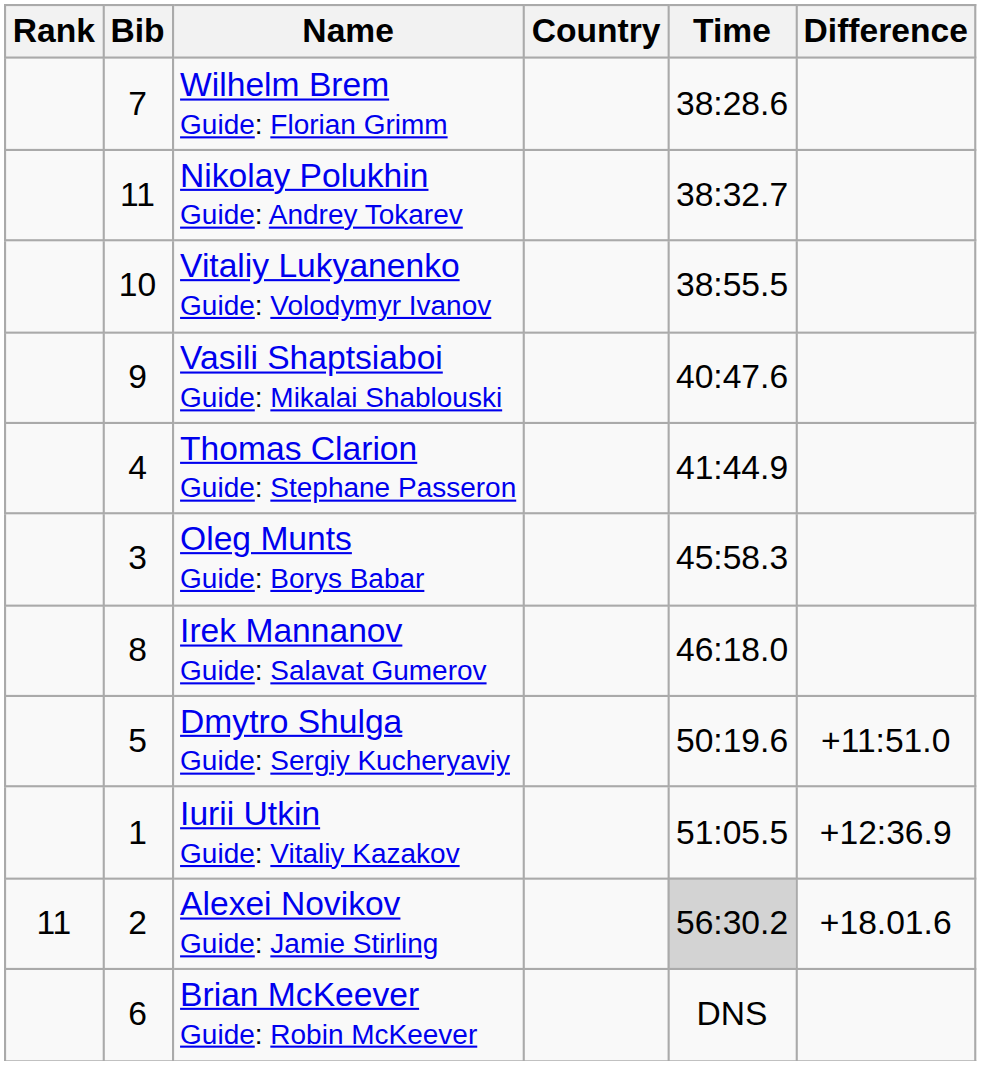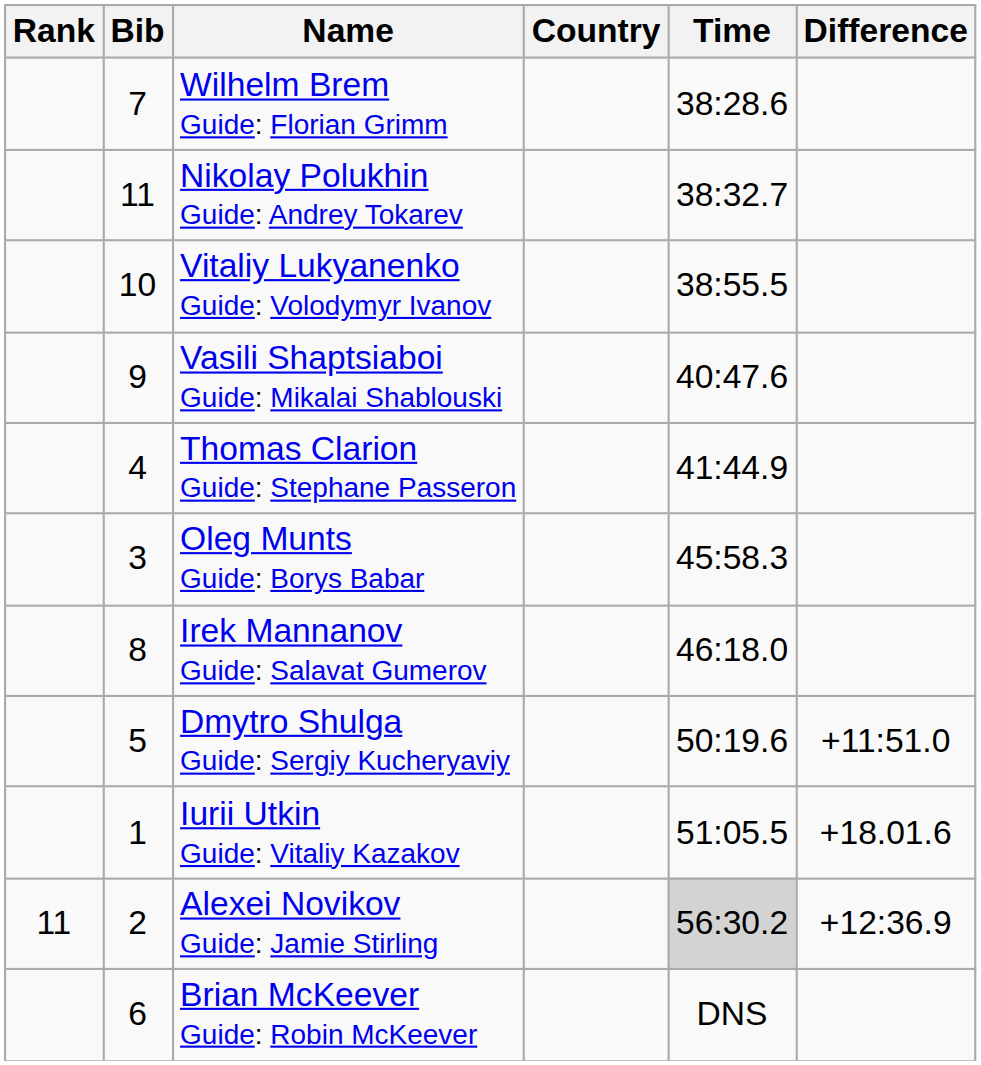(886, 832) +12:36.9 -> (886, 832) +18.01.6
(886, 923) +18.01.6 -> (886, 923) +12:36.9
